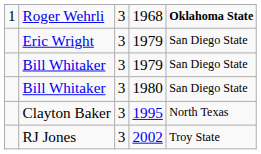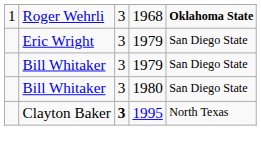(122, 112) normal -> (122, 112) bold
- row: (49, 137)
